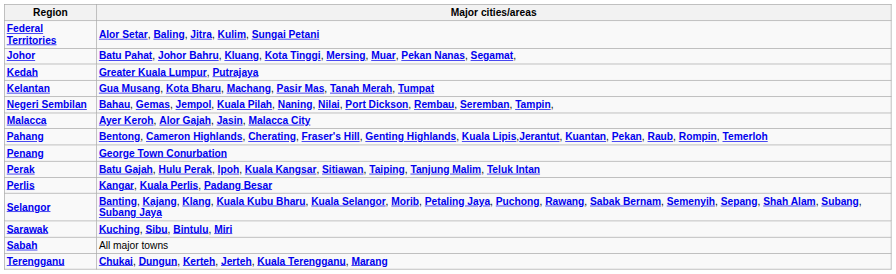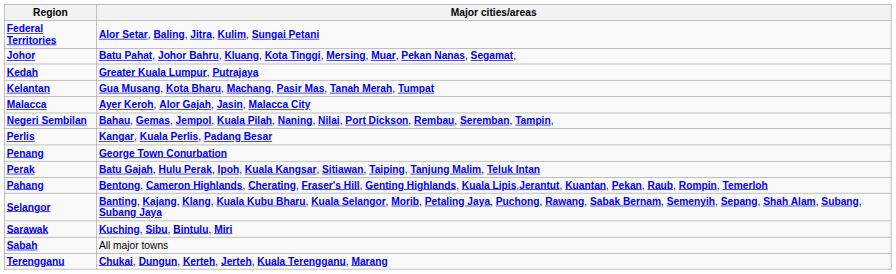rows swapped: (27, 121) <-> (47, 105)
rows swapped: (25, 137) <-> (21, 186)
